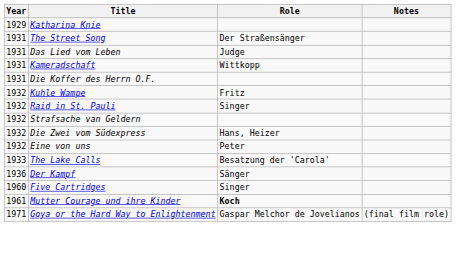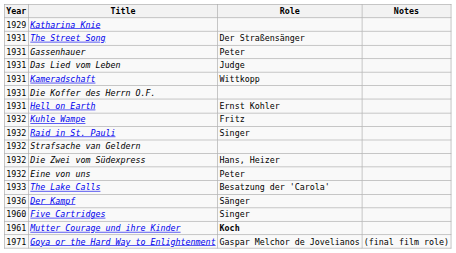+ row: (58, 52)
+ row: (63, 106)
